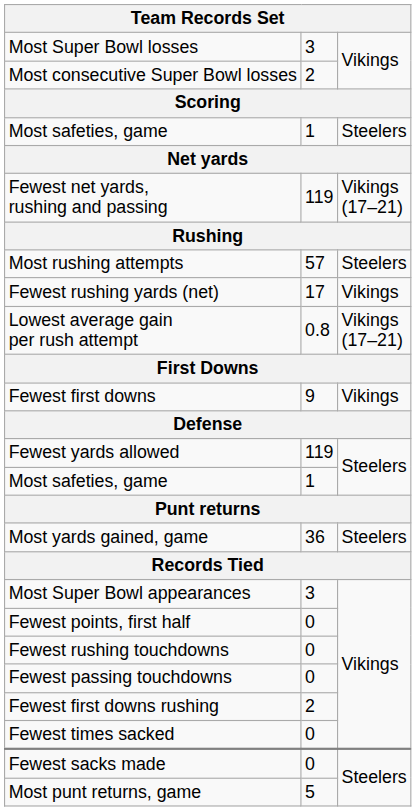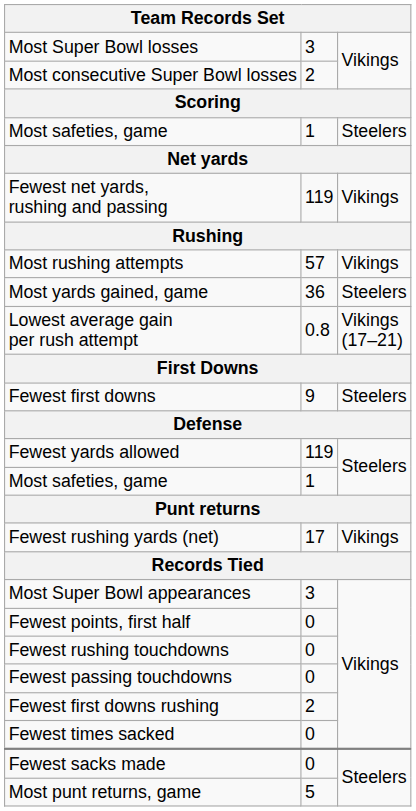(372, 197) Vikings (17–21) -> (370, 197) Vikings
(374, 263) Steelers -> (370, 263) Vikings
rows swapped: (114, 292) <-> (108, 537)
(370, 396) Vikings -> (374, 396) Steelers
